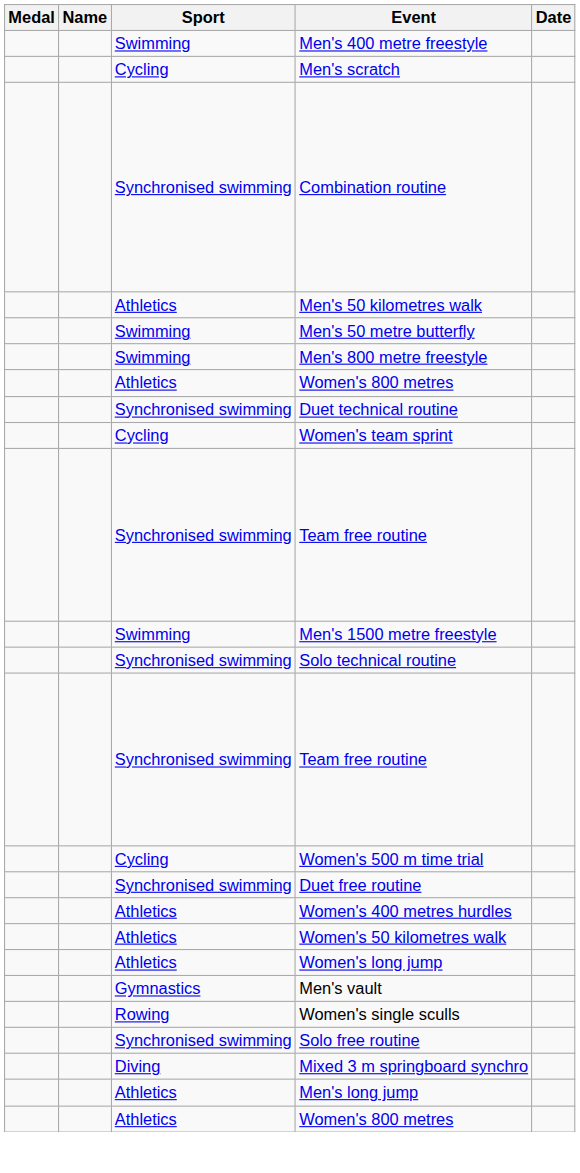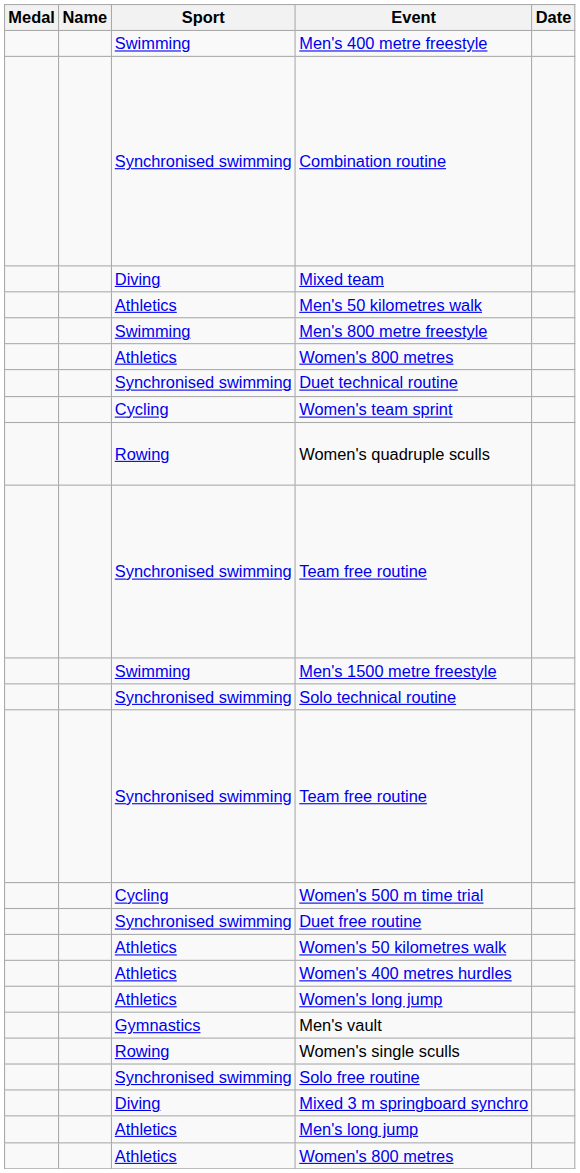- row: (142, 70)
+ row: (138, 279)
- row: (153, 331)
+ row: (142, 454)
rows swapped: (146, 937) <-> (146, 911)
